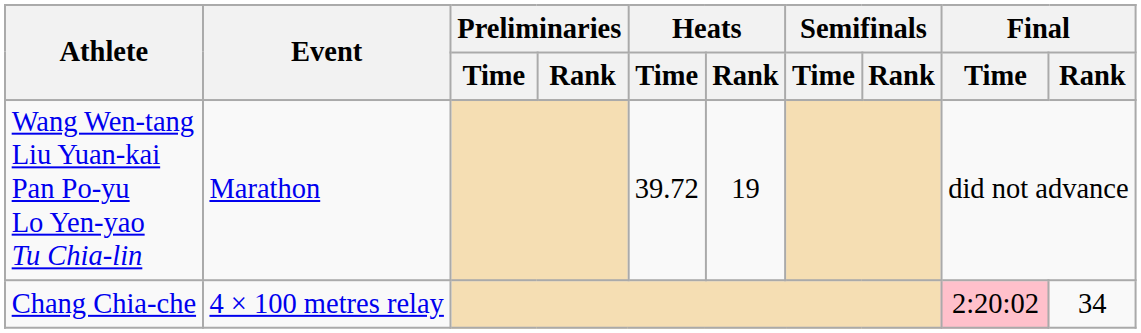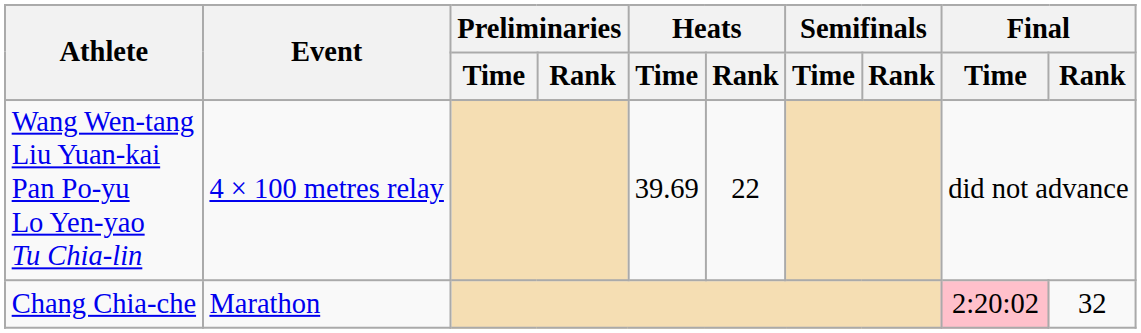(265, 189) Marathon -> (327, 189) 4 × 100 metres relay
(667, 189) 39.72 -> (667, 189) 39.69
(745, 189) 19 -> (745, 189) 22
(327, 304) 4 × 100 metres relay -> (265, 304) Marathon
(1092, 304) 34 -> (1092, 304) 32
